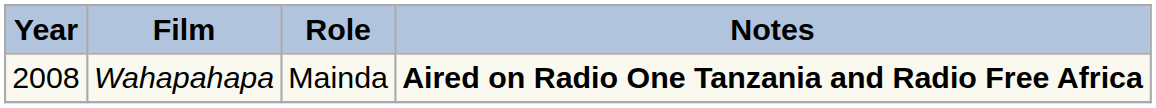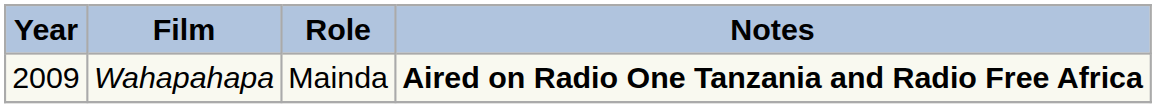(46, 77) 2008 -> (46, 77) 2009
